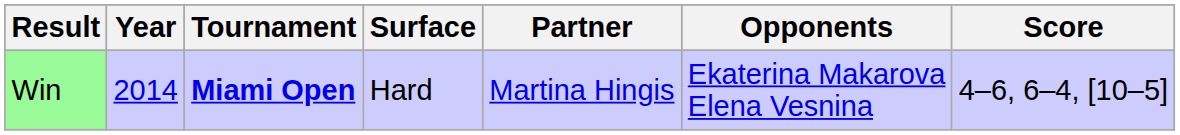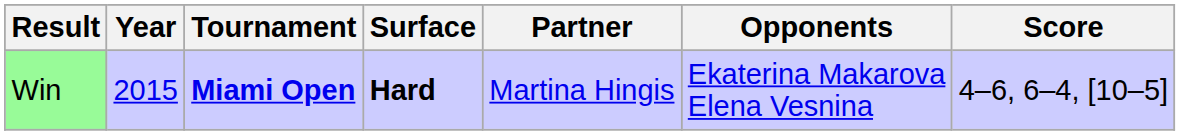(146, 89) 2014 -> (146, 89) 2015
(401, 89) normal -> (403, 89) bold
